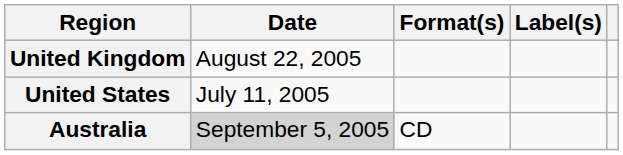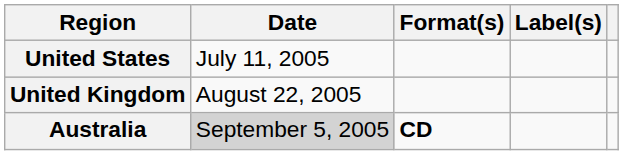rows swapped: (98, 94) <-> (98, 58)
(416, 130) normal -> (416, 130) bold
